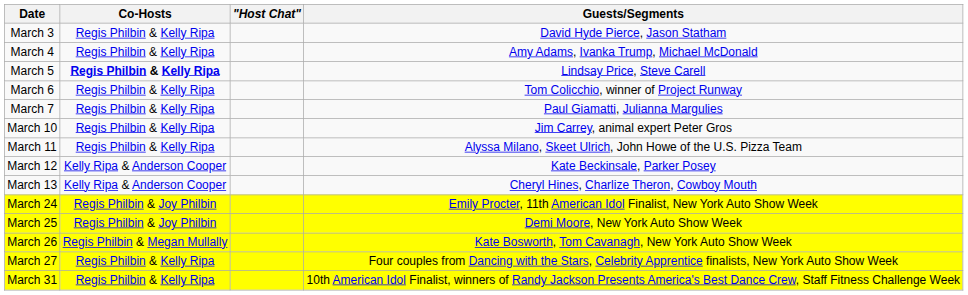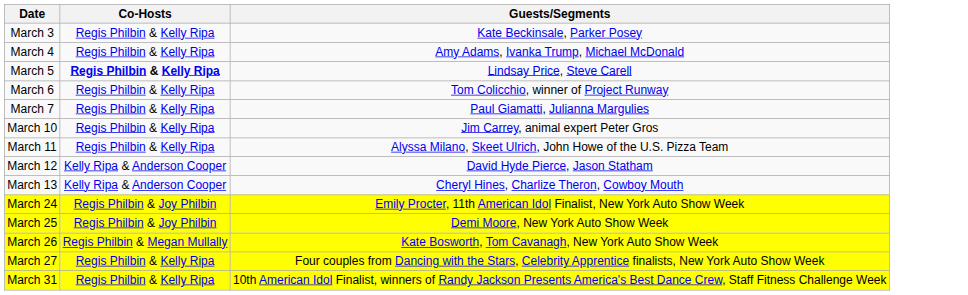- column: (267, 14)
(633, 33) David Hyde Pierce, Jason Statham -> (560, 33) Kate Beckinsale, Parker Posey
(633, 166) Kate Beckinsale, Parker Posey -> (560, 166) David Hyde Pierce, Jason Statham
